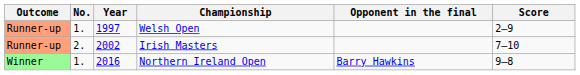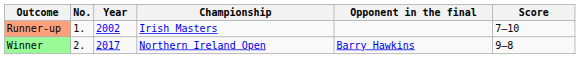- row: (169, 29)
(79, 45) 2. -> (79, 29) 1.
(79, 61) 1. -> (79, 45) 2.
(108, 61) 2016 -> (108, 45) 2017
